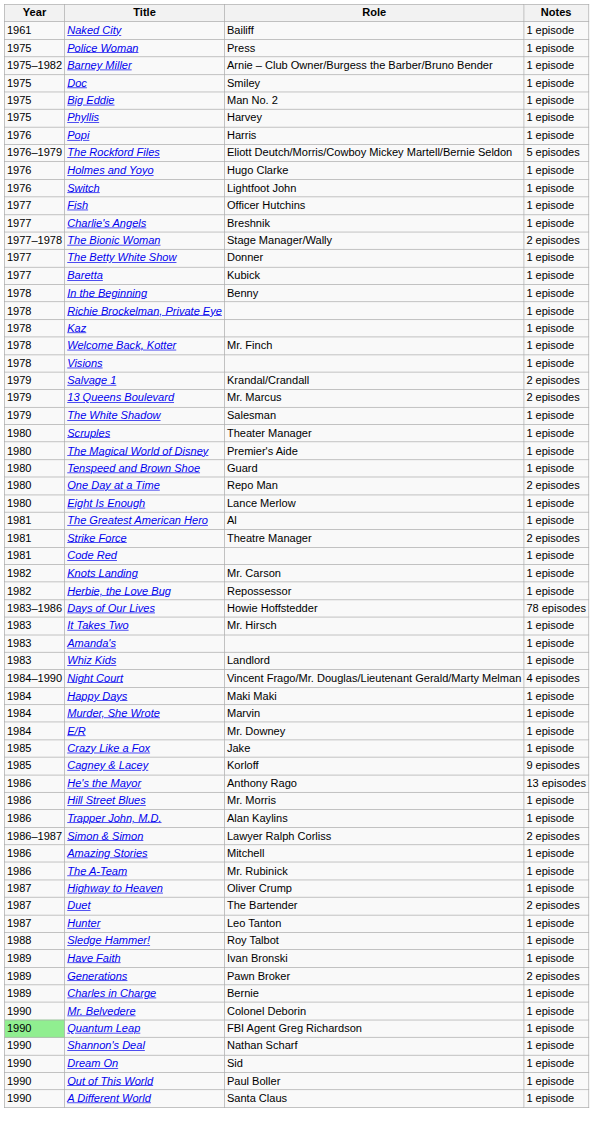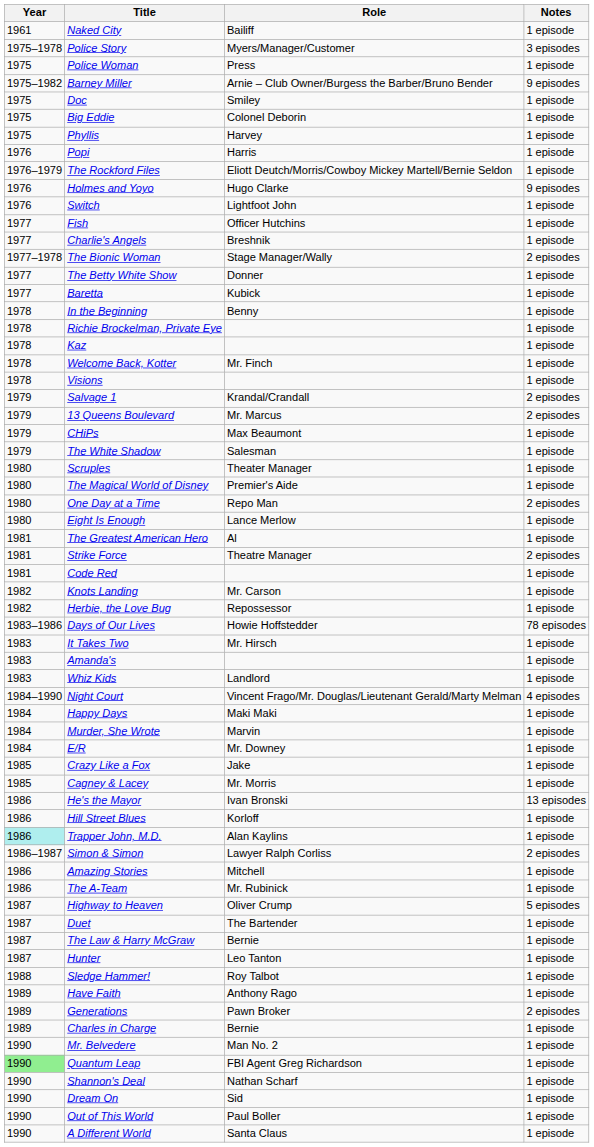+ row: (97, 48)
(550, 65) 1 episode -> (553, 83) 9 episodes
(252, 100) Man No. 2 -> (267, 118) Colonel Deborin
(553, 153) 5 episodes -> (550, 170) 1 episode
(550, 170) 1 episode -> (553, 188) 9 episodes
+ row: (83, 433)
- row: (134, 468)
(243, 766) Korloff -> (251, 783) Mr. Morris
(553, 766) 9 episodes -> (550, 783) 1 episode
(262, 783) Anthony Rago -> (257, 801) Ivan Bronski
(251, 801) Mr. Morris -> (243, 818) Korloff
(19, 818) no background -> (19, 836) paleturquoise background
(550, 888) 1 episode -> (553, 906) 5 episodes
(553, 906) 2 episodes -> (550, 923) 1 episode
+ row: (131, 941)
(257, 958) Ivan Bronski -> (262, 993) Anthony Rago
(267, 1011) Colonel Deborin -> (252, 1046) Man No. 2
